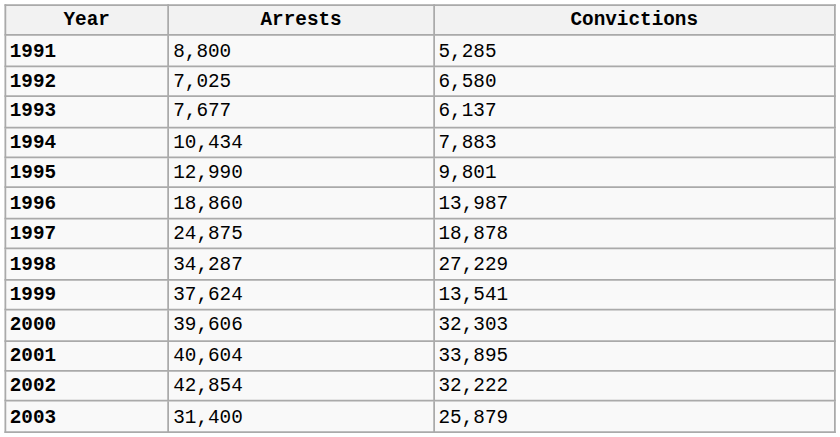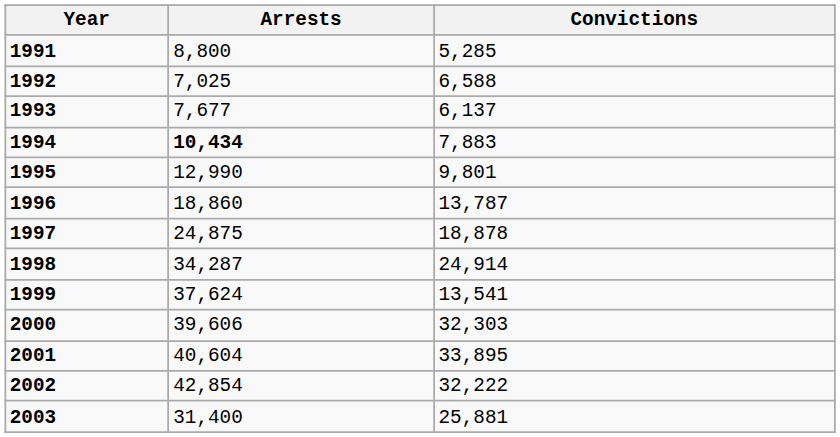(467, 81) 6,580 -> (467, 81) 6,588
(208, 142) normal -> (208, 142) bold
(473, 203) 13,987 -> (473, 203) 13,787
(473, 264) 27,229 -> (473, 264) 24,914
(473, 416) 25,879 -> (473, 416) 25,881
